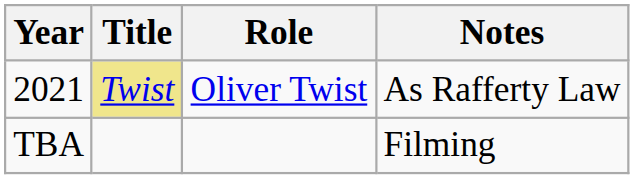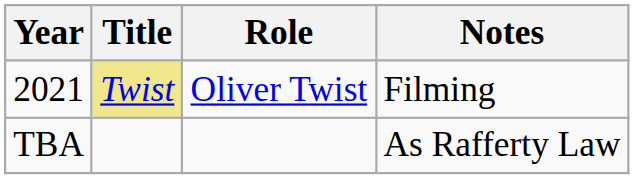(502, 88) As Rafferty Law -> (440, 88) Filming
(440, 144) Filming -> (502, 144) As Rafferty Law
